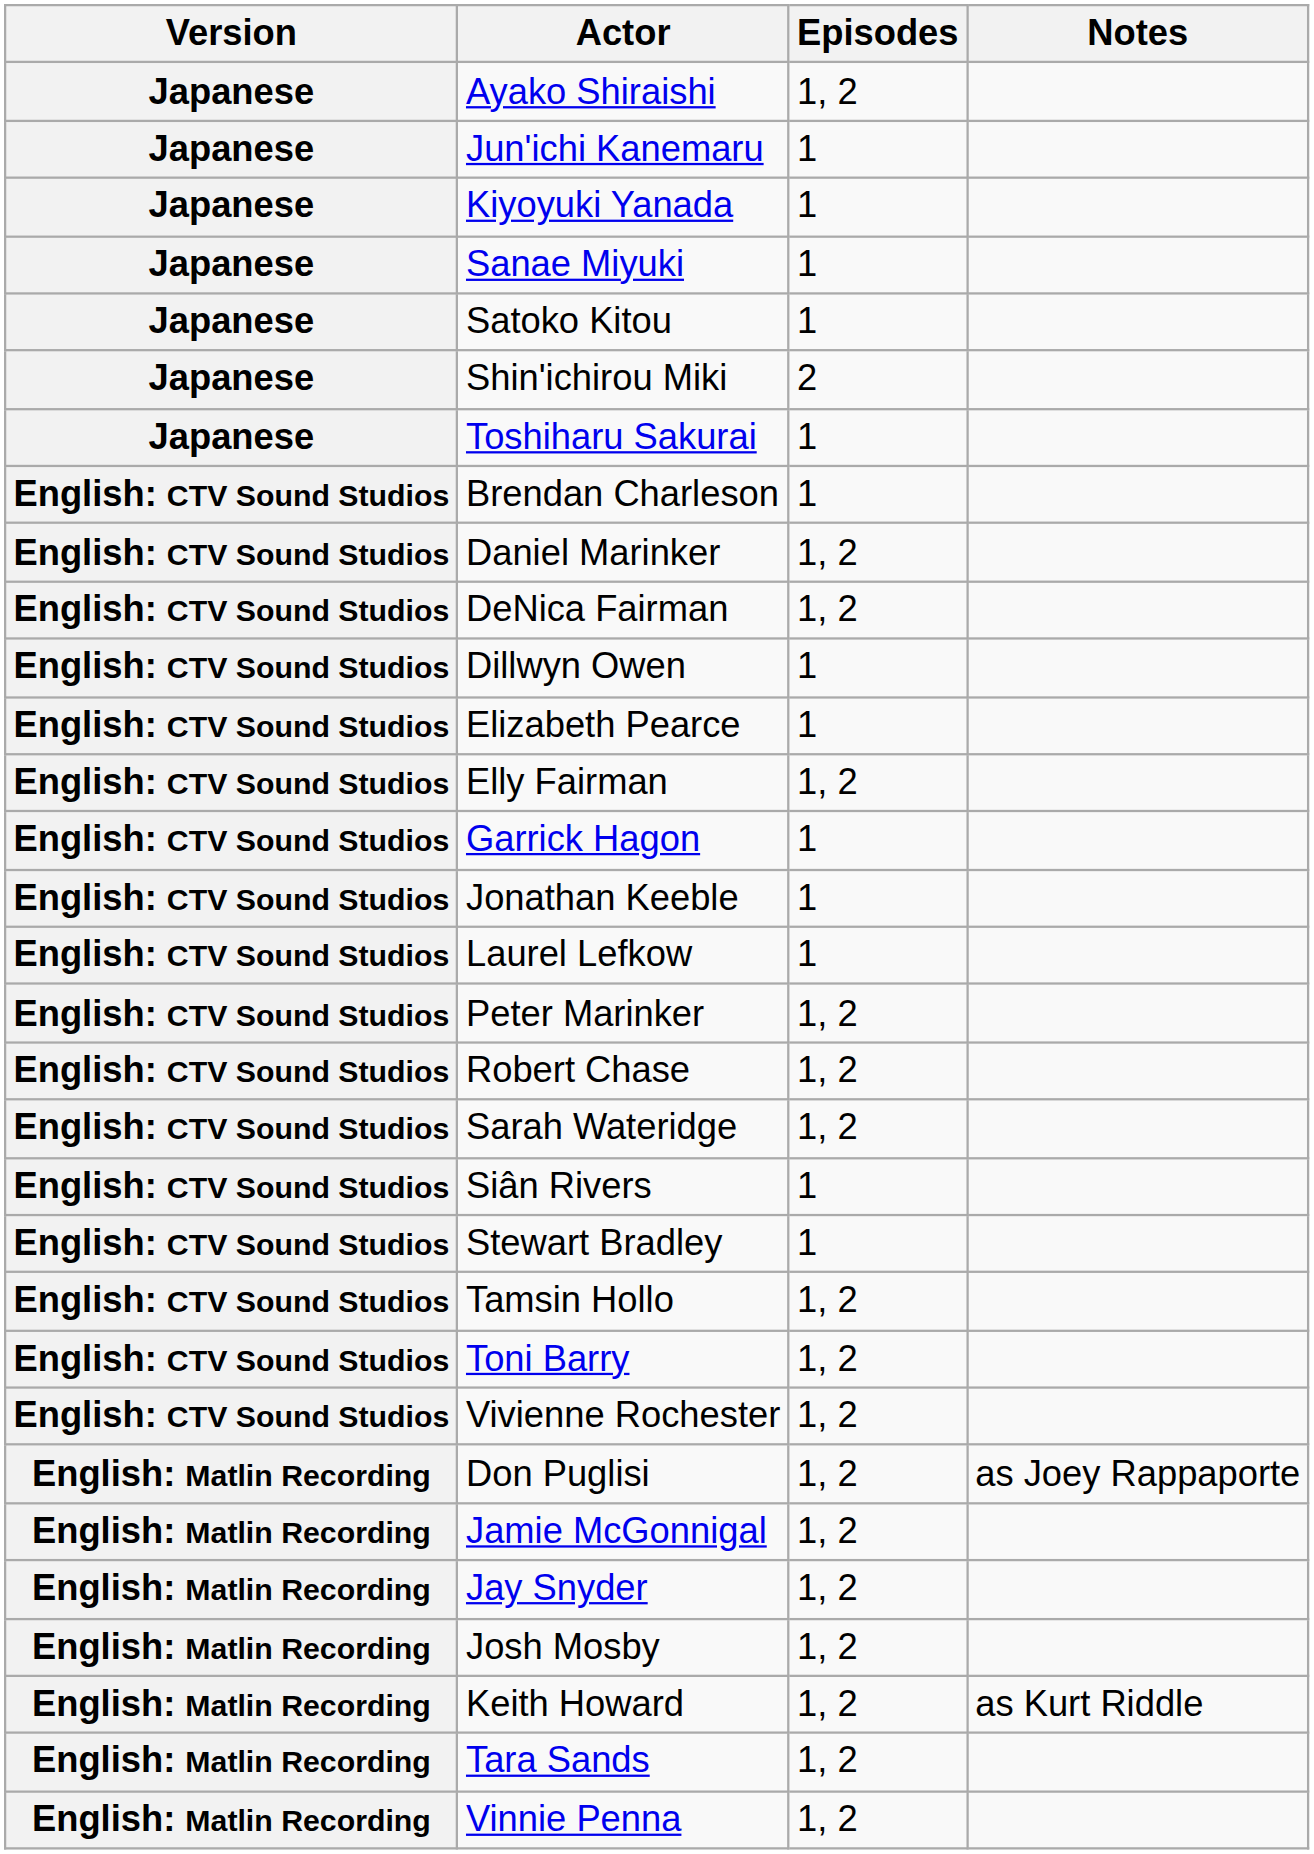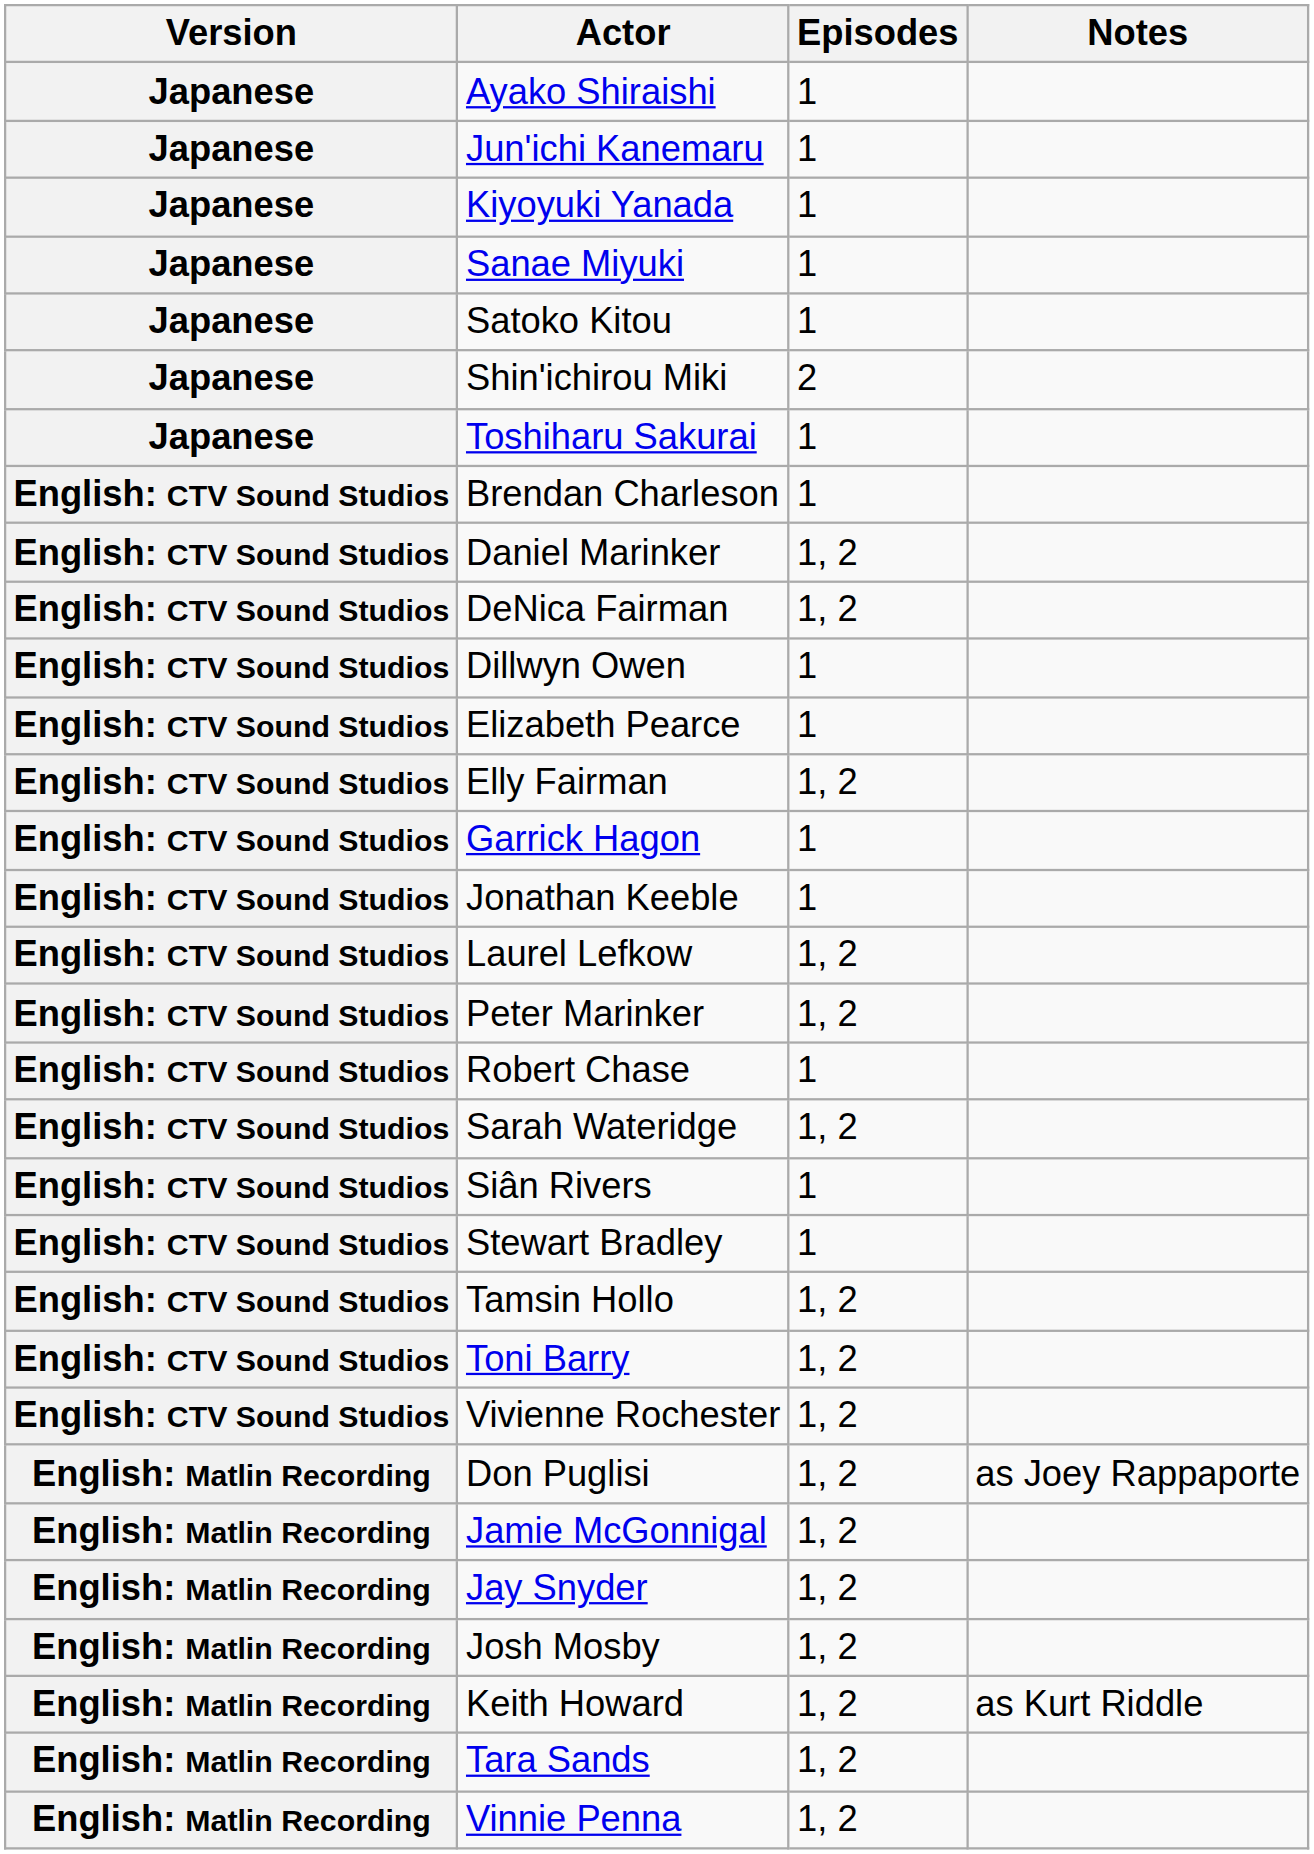(827, 90) 1, 2 -> (807, 90) 1
(807, 954) 1 -> (827, 954) 1, 2
(827, 1070) 1, 2 -> (807, 1070) 1
